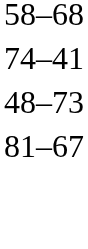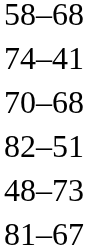+ row: (44, 102)
+ row: (44, 146)
